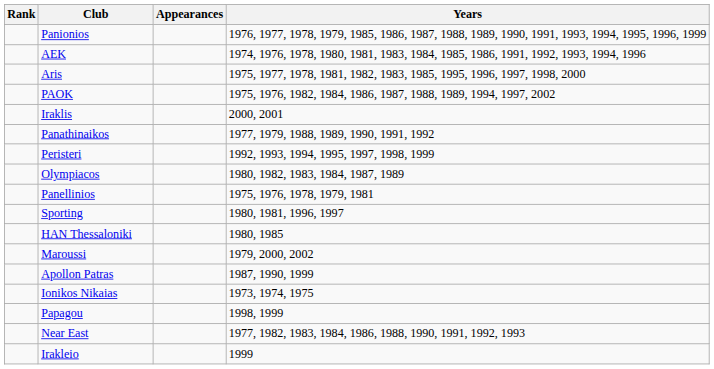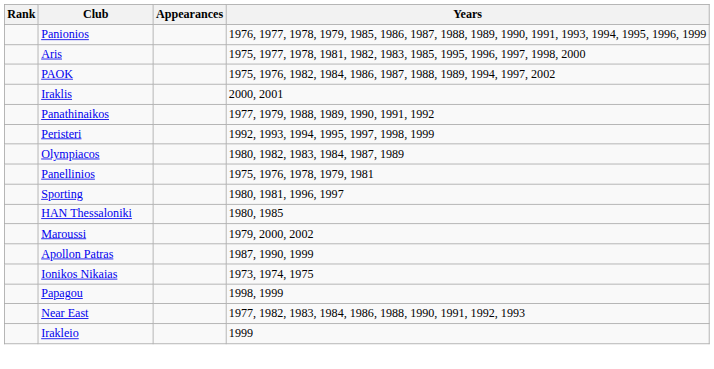- row: (54, 54)
